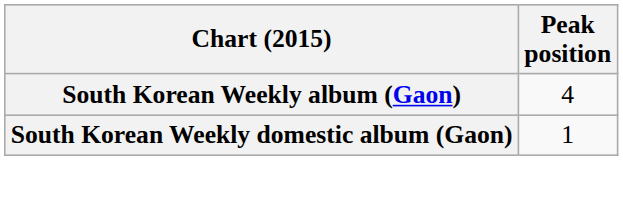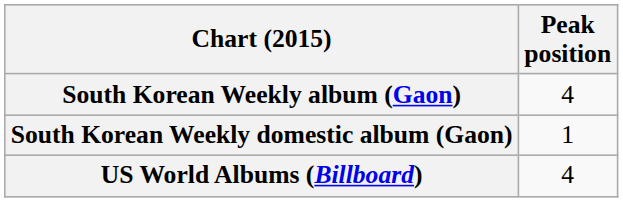+ row: (262, 175)
